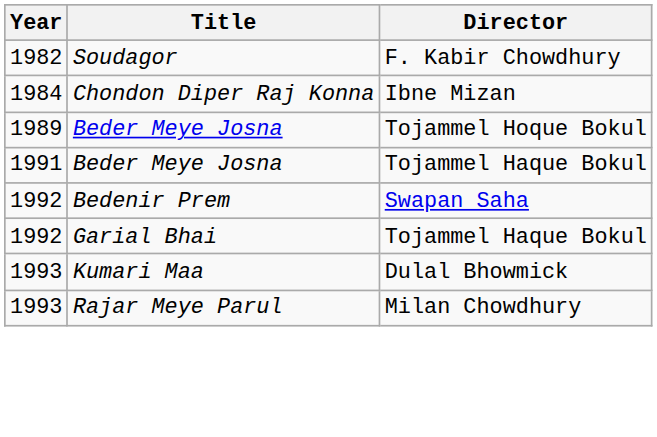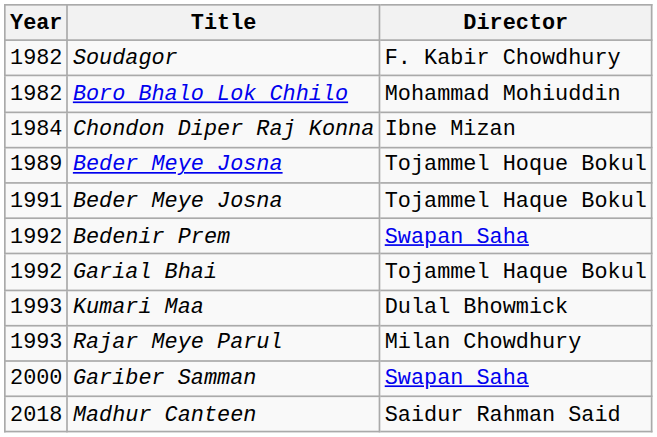+ row: (36, 94)
+ row: (36, 379)
+ row: (36, 414)
